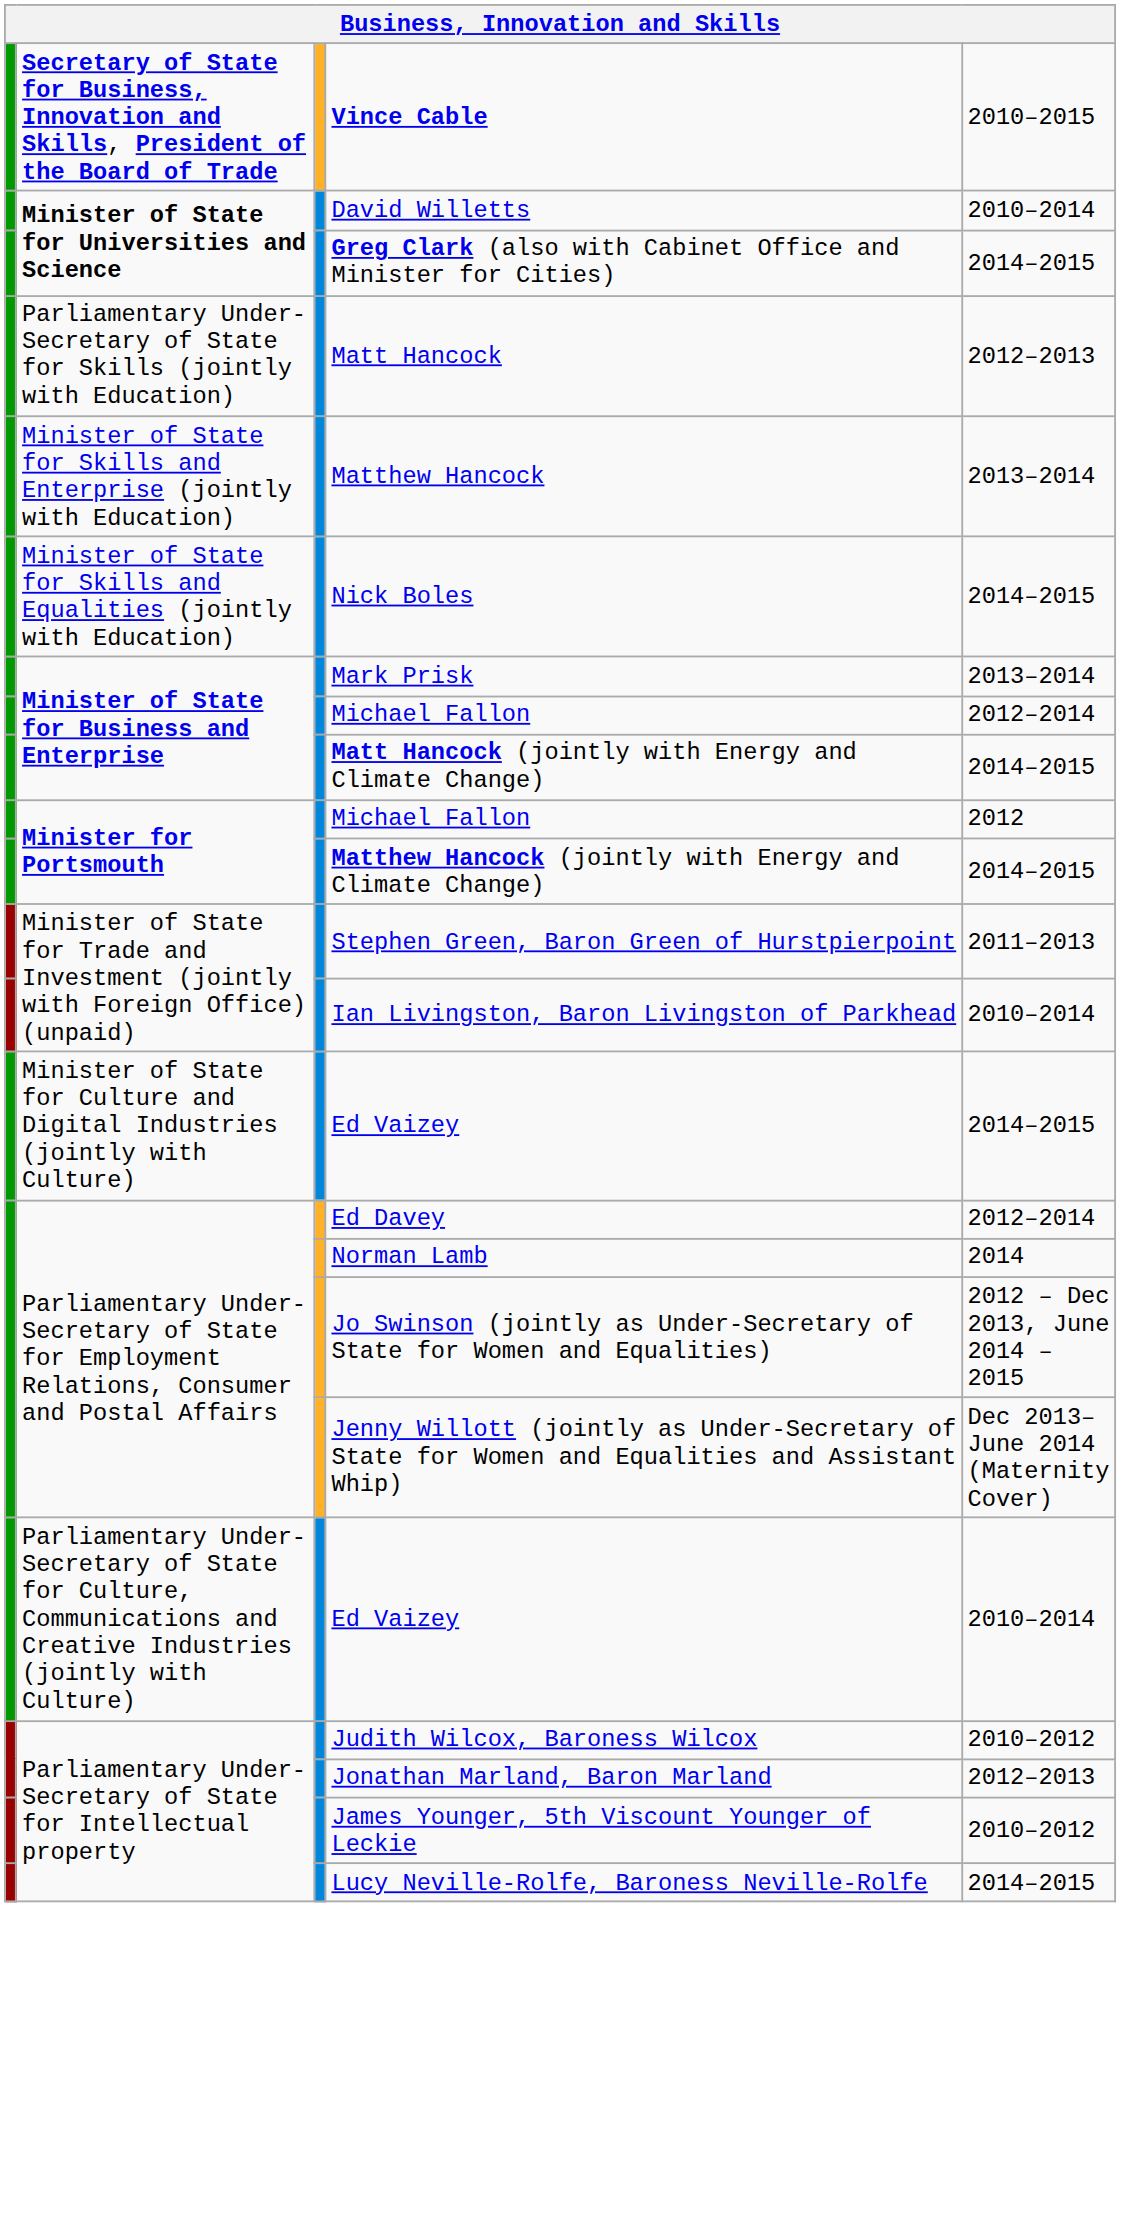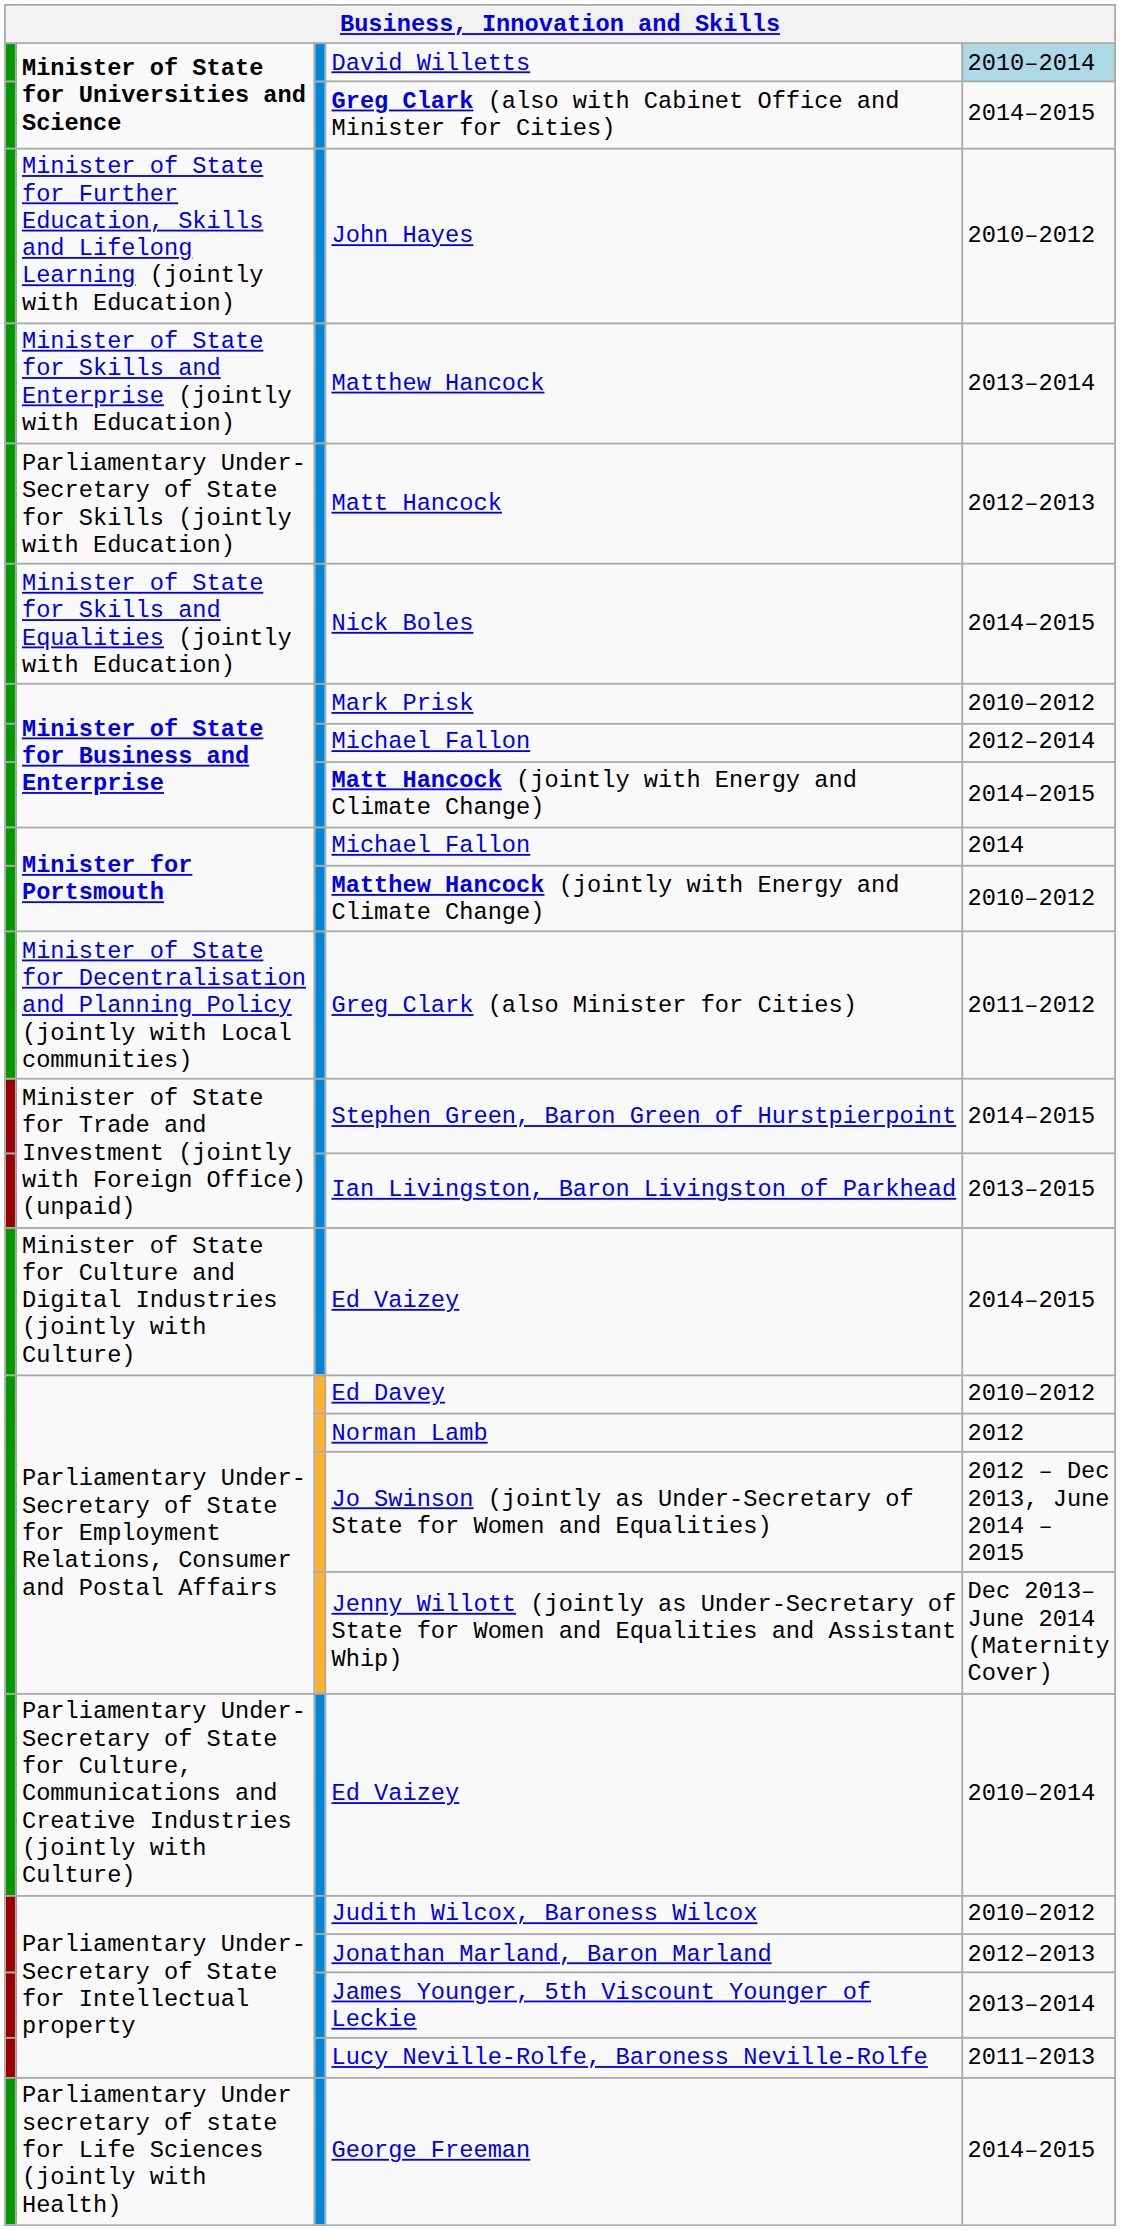- row: (164, 117)
(1031, 211) no background -> (1031, 63) lightblue background
+ row: (143, 235)
rows swapped: (164, 356) <-> (157, 476)
(1031, 676) 2013–2014 -> (1031, 704) 2010–2012
(996, 819) 2012 -> (996, 847) 2014
(1031, 872) 2014–2015 -> (1031, 899) 2010–2012
+ row: (164, 1006)
(1031, 941) 2011–2013 -> (1031, 1116) 2014–2015
(1031, 1015) 2010–2014 -> (1031, 1190) 2013–2015
(1031, 1219) 2012–2014 -> (1031, 1394) 2010–2012
(996, 1258) 2014 -> (996, 1433) 2012
(1031, 1830) 2010–2012 -> (1031, 2005) 2013–2014
(1031, 1883) 2014–2015 -> (1031, 2058) 2011–2013
+ row: (157, 2151)
